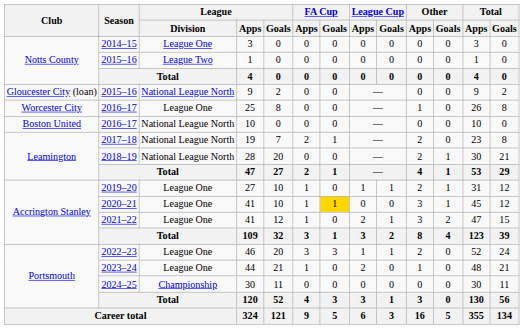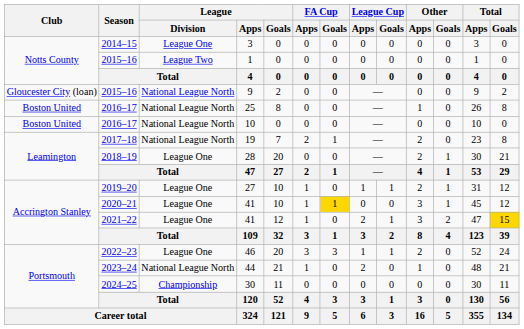(52, 108) Worcester City -> (52, 108) Boston United
(188, 108) League One -> (188, 108) National League North
(188, 156) National League North -> (188, 156) League One
(504, 220) no background -> (504, 220) gold background
(188, 268) League One -> (188, 268) National League North
